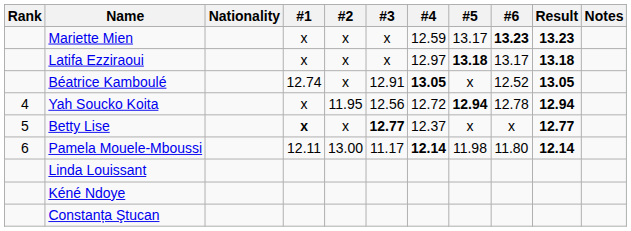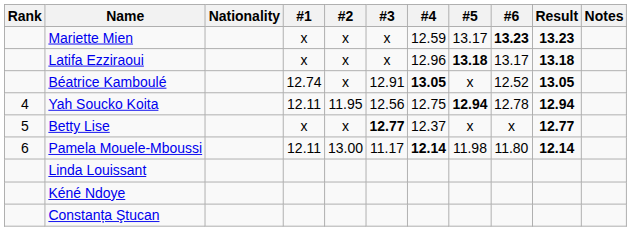(428, 60) 12.97 -> (428, 60) 12.96
(304, 104) x -> (304, 104) 12.11
(428, 104) 12.72 -> (428, 104) 12.75
(304, 126) bold -> (304, 126) normal
